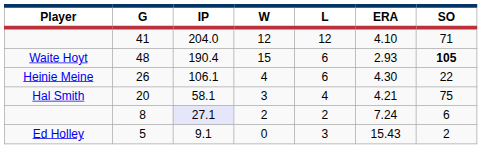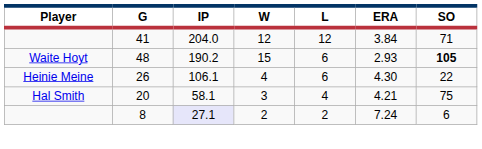(386, 39) 4.10 -> (386, 39) 3.84
(203, 58) 190.4 -> (203, 58) 190.2
- row: (143, 134)
